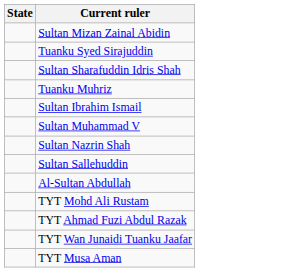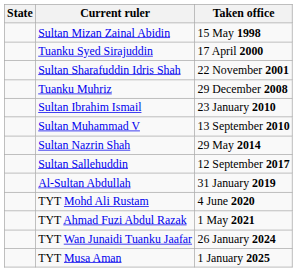+ column: (244, 13)
